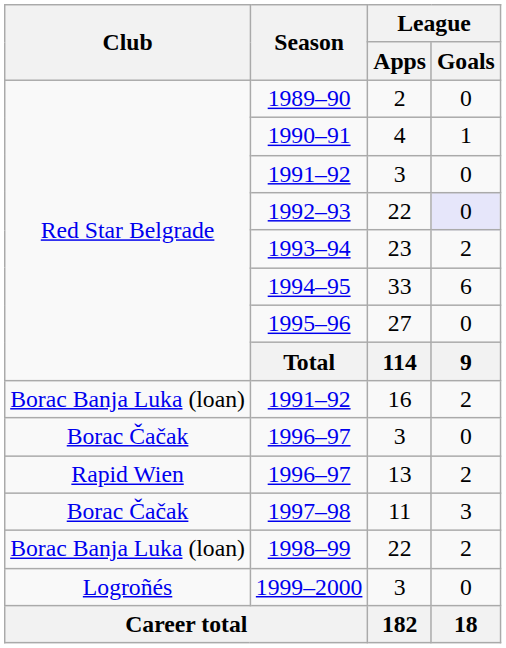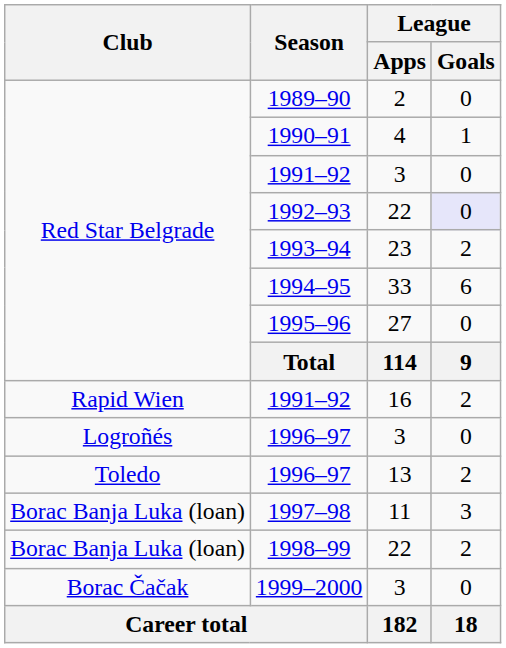(128, 398) Borac Banja Luka (loan) -> (128, 398) Rapid Wien
(128, 436) Borac Čačak -> (128, 436) Logroñés
(128, 473) Rapid Wien -> (128, 473) Toledo
(128, 511) Borac Čačak -> (128, 511) Borac Banja Luka (loan)
(128, 586) Logroñés -> (128, 586) Borac Čačak
